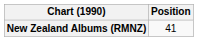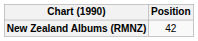(171, 28) 41 -> (171, 28) 42
